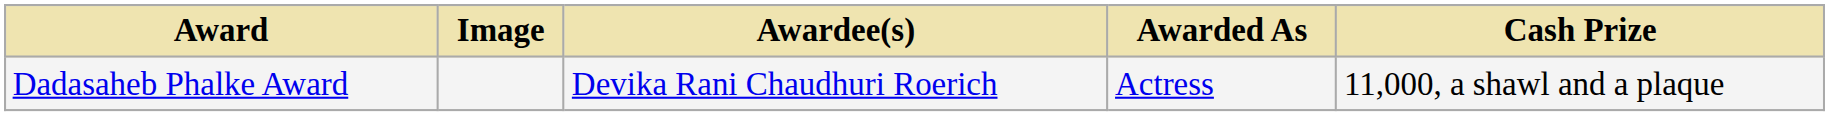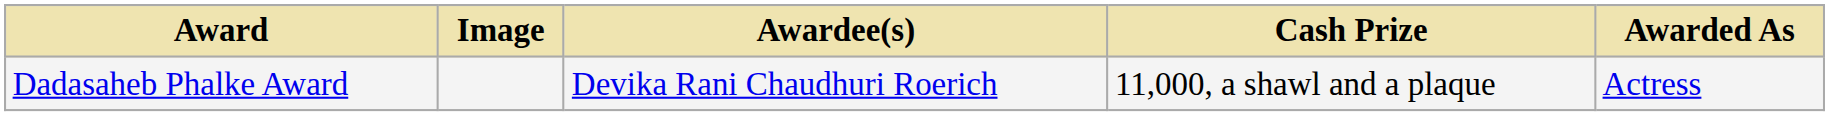columns swapped: (1222, 30) <-> (1580, 30)
